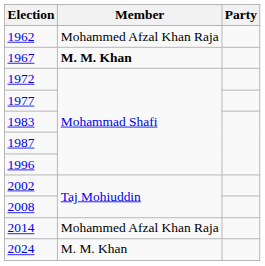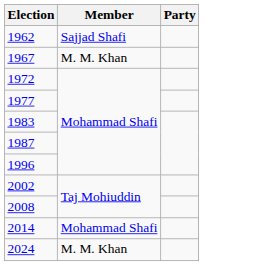(140, 36) Mohammed Afzal Khan Raja -> (93, 36) Sajjad Shafi
(96, 57) bold -> (94, 57) normal
(140, 228) Mohammed Afzal Khan Raja -> (109, 228) Mohammad Shafi
